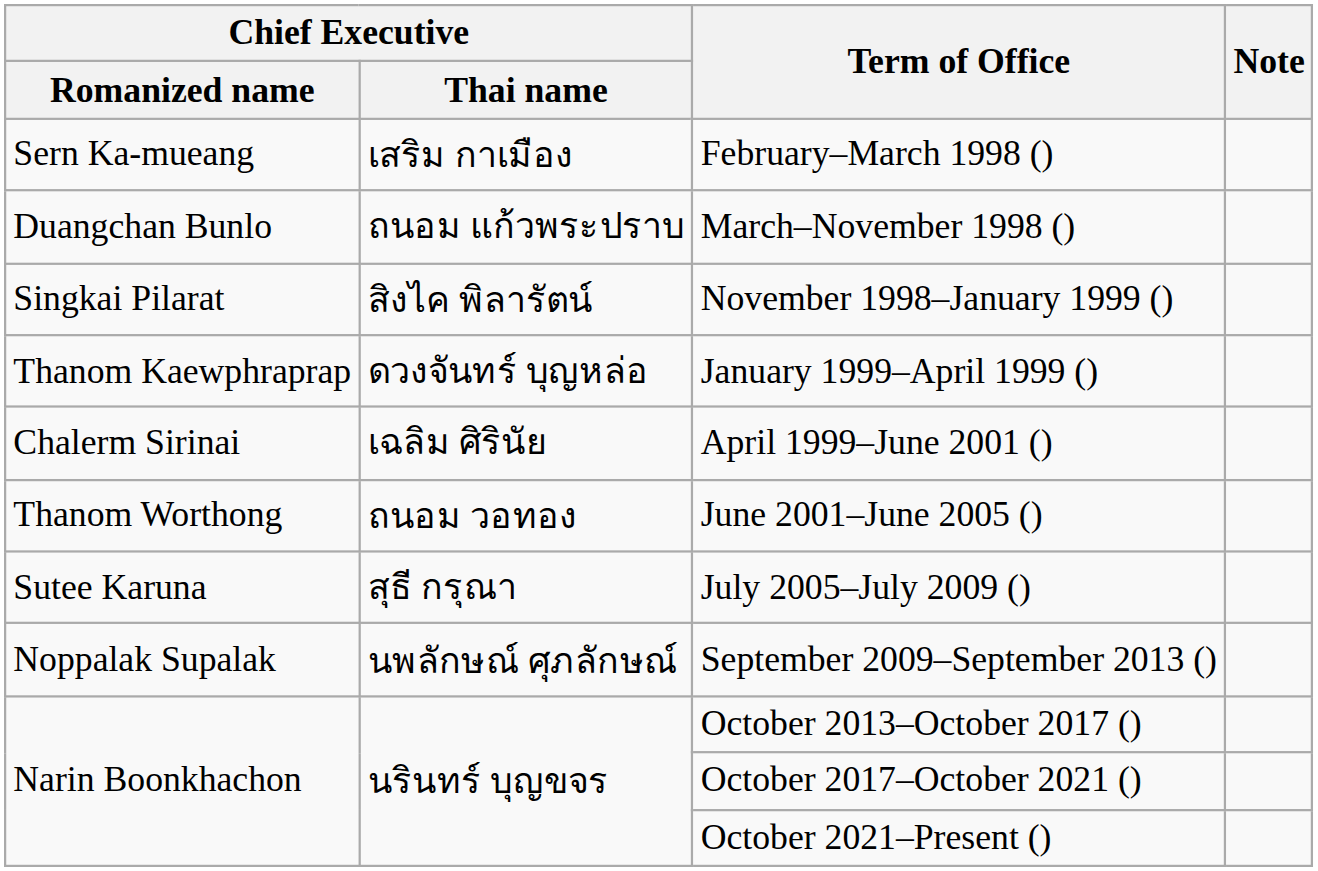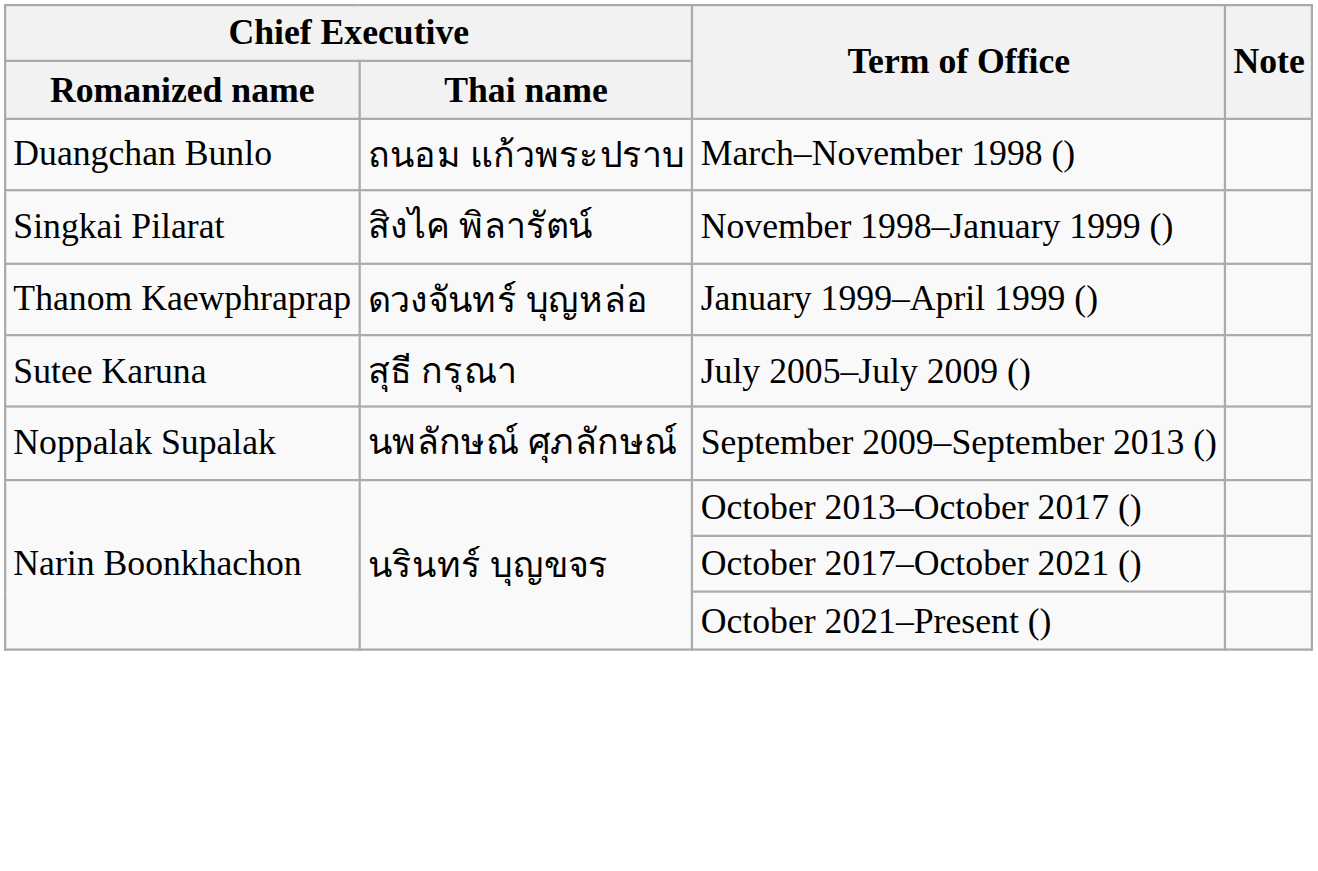- row: (877, 153)
- row: (877, 442)
- row: (872, 514)
